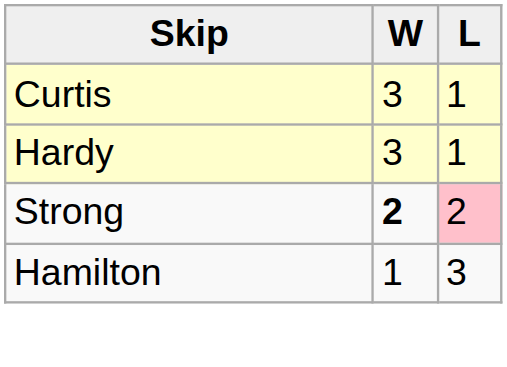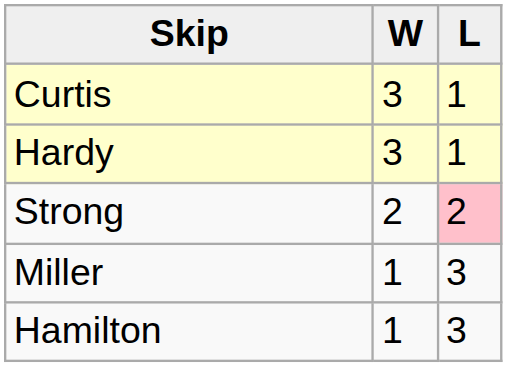(392, 212) bold -> (392, 212) normal
+ row: (59, 271)
